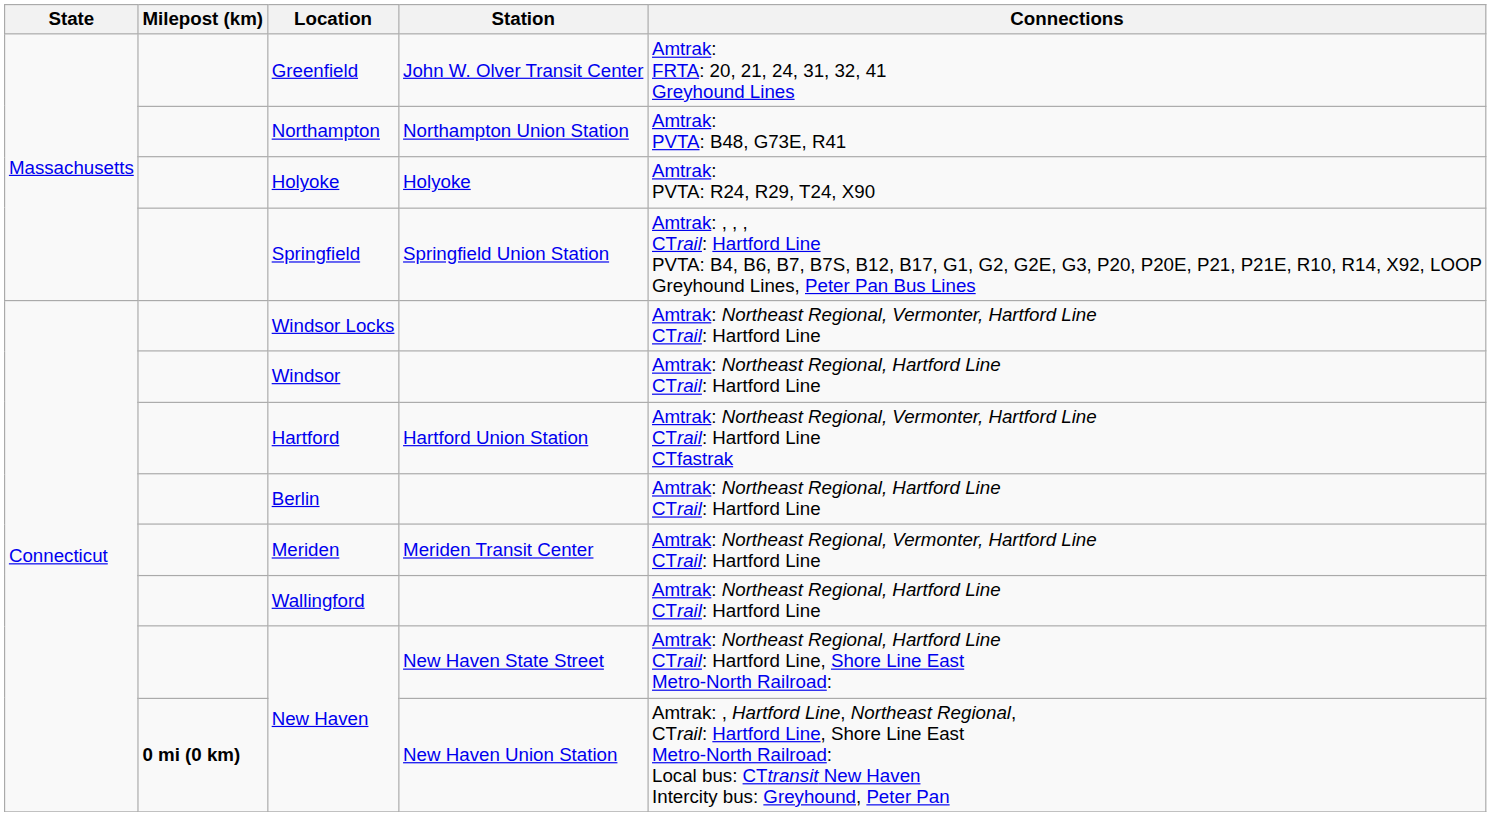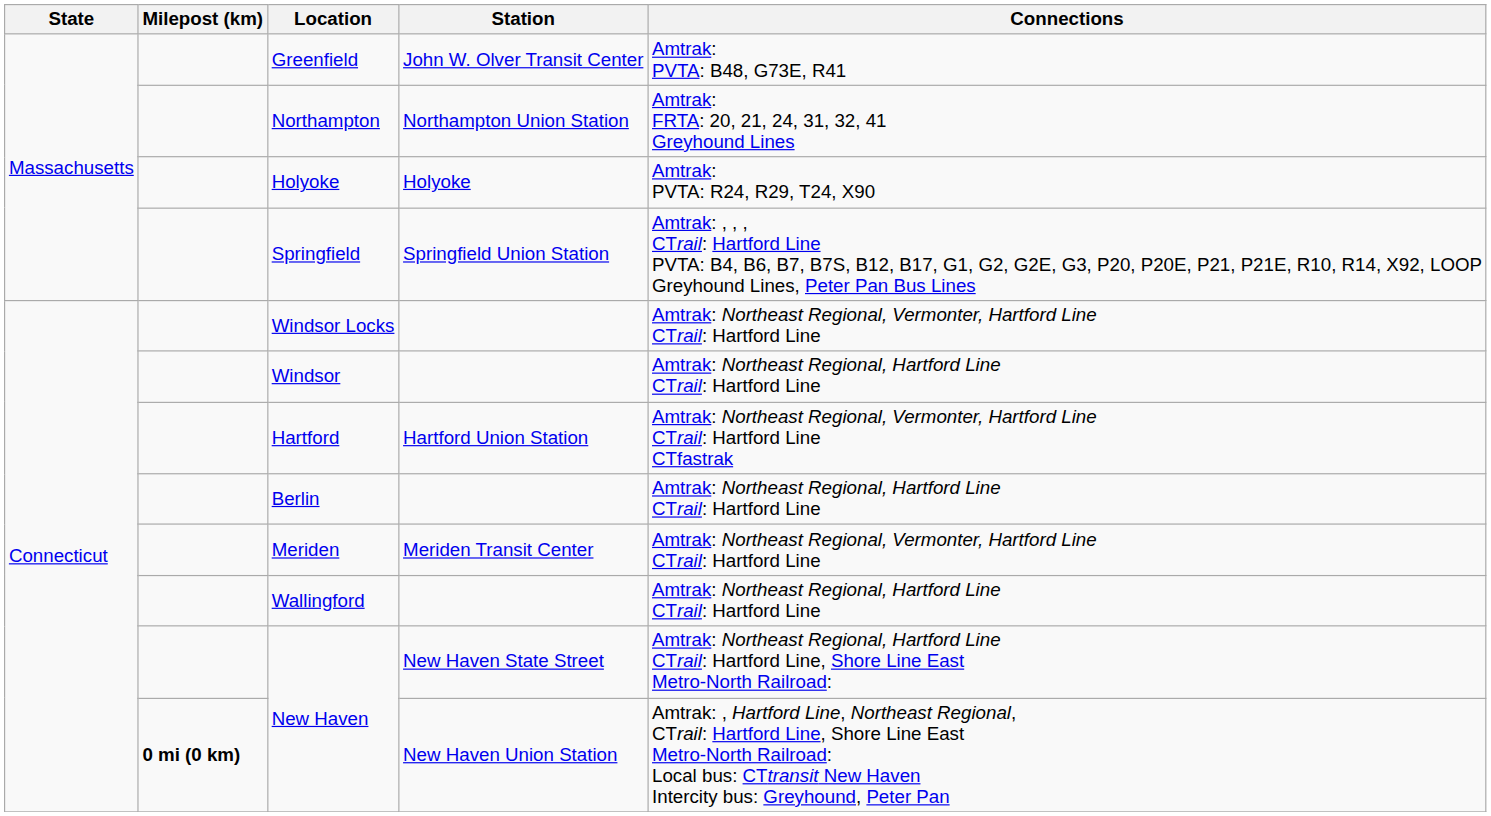(769, 70) Amtrak: FRTA: 20, 21, 24, 31, 32, 41 Greyhound Lines -> (749, 59) Amtrak: PVTA: B48, G73E, R41
(749, 131) Amtrak: PVTA: B48, G73E, R41 -> (769, 120) Amtrak: FRTA: 20, 21, 24, 31, 32, 41 Greyhound Lines
